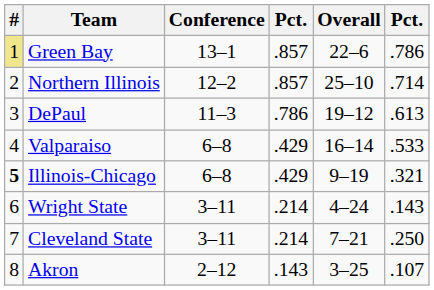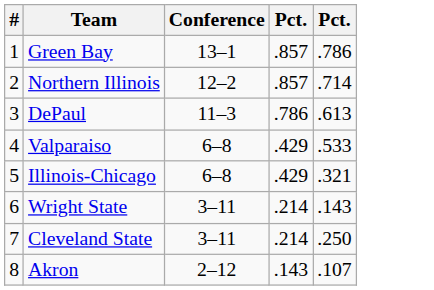- column: (349, 20)
(14, 51) khaki background -> (14, 51) no background
(14, 176) bold -> (14, 176) normal
